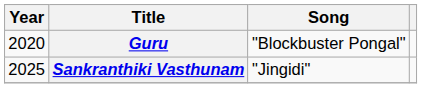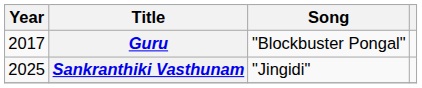(27, 43) 2020 -> (27, 43) 2017
